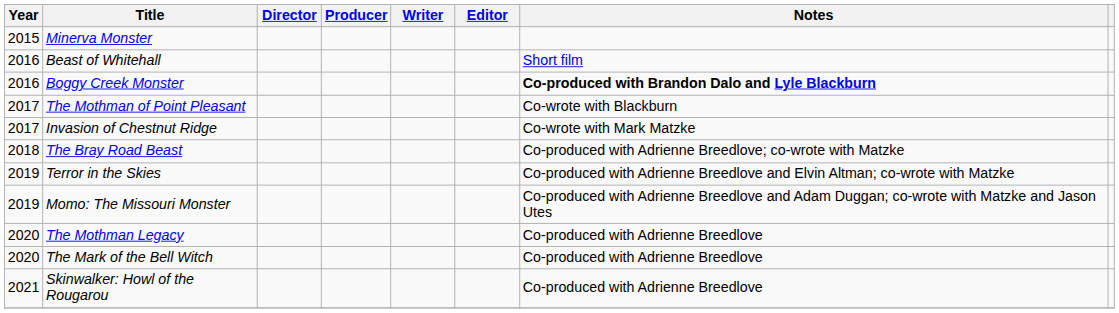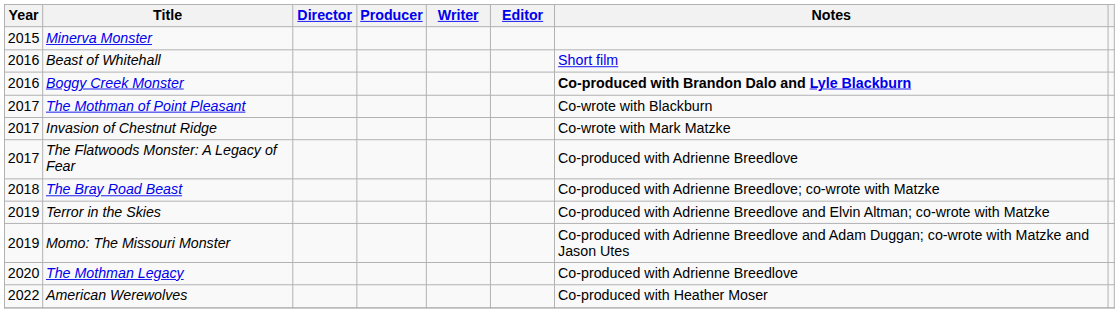+ row: (161, 159)
- row: (129, 257)
- row: (120, 288)
+ row: (117, 296)
